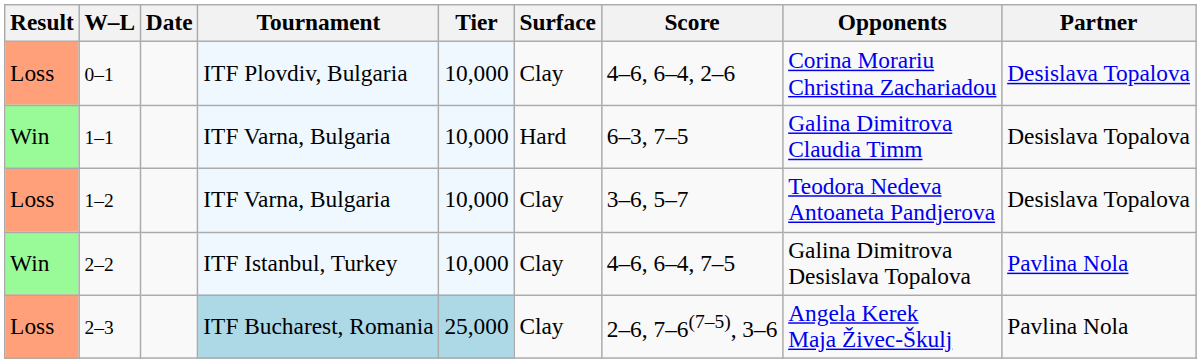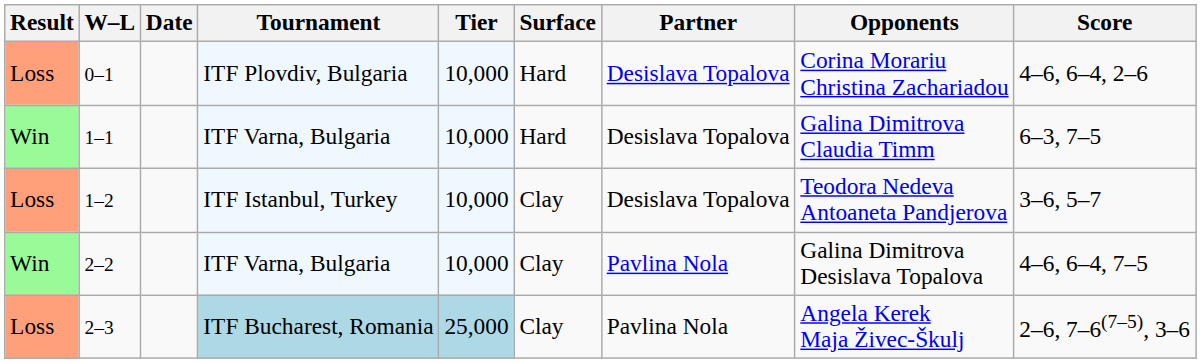columns swapped: (1099, 23) <-> (692, 23)
(541, 73) Clay -> (543, 73) Hard
(297, 199) ITF Varna, Bulgaria -> (300, 199) ITF Istanbul, Turkey
(300, 263) ITF Istanbul, Turkey -> (297, 263) ITF Varna, Bulgaria
